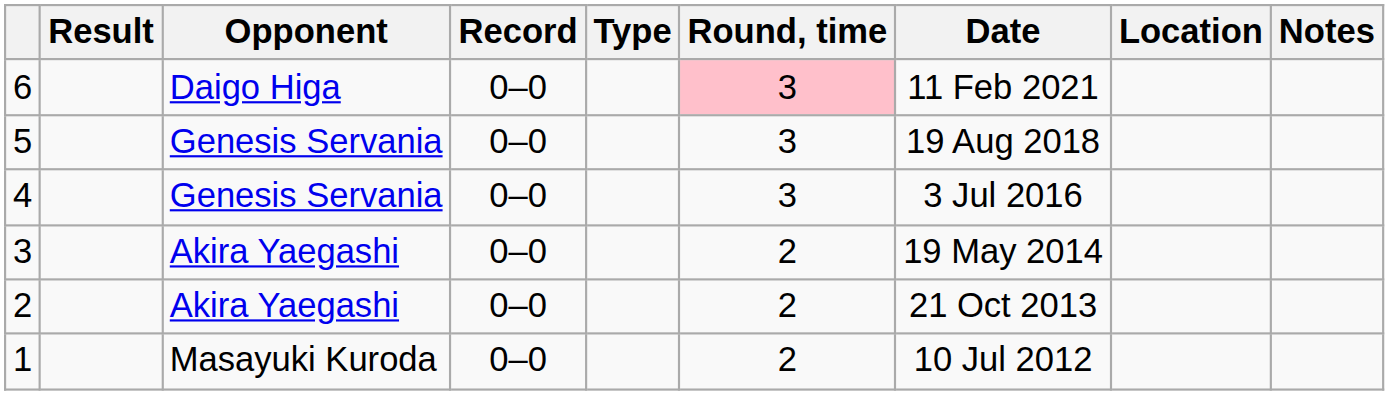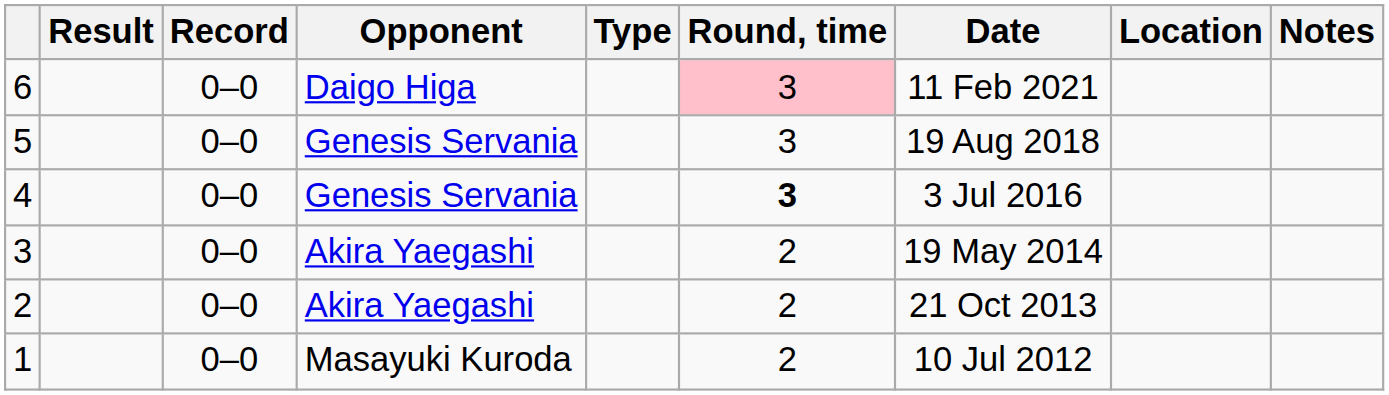columns swapped: (518, 31) <-> (306, 31)
(787, 196) normal -> (787, 196) bold
